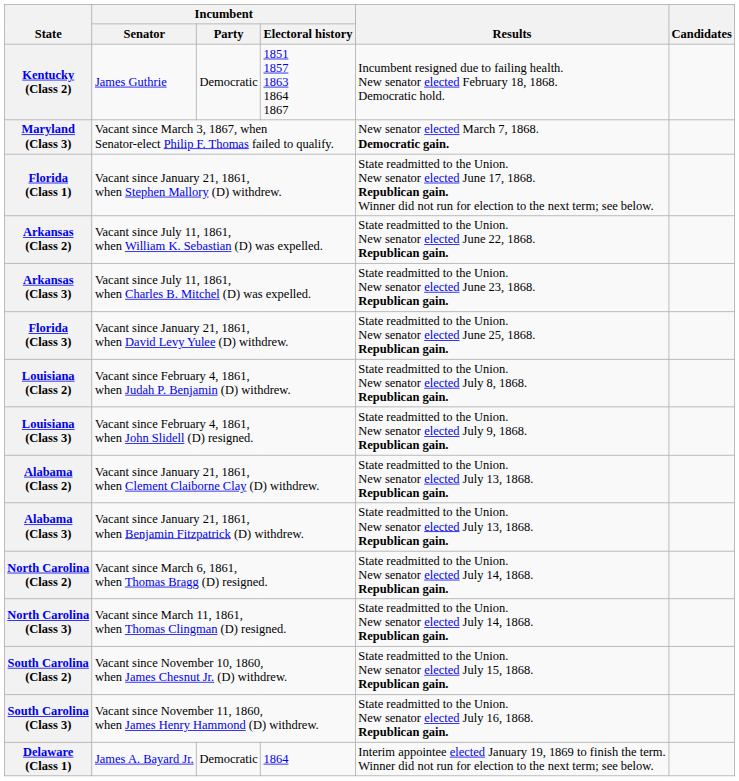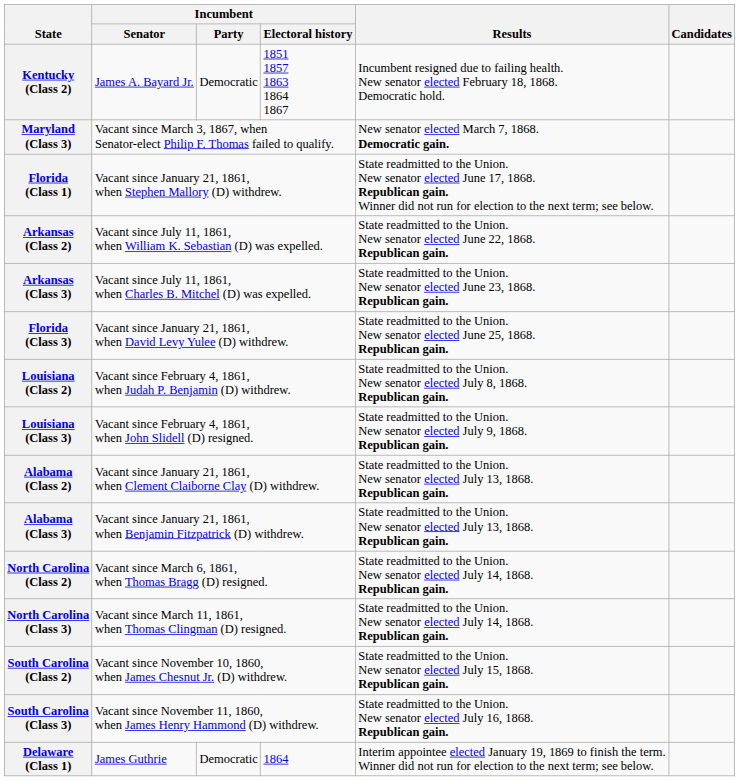(131, 82) James Guthrie -> (144, 82) James A. Bayard Jr.
(144, 759) James A. Bayard Jr. -> (131, 759) James Guthrie
